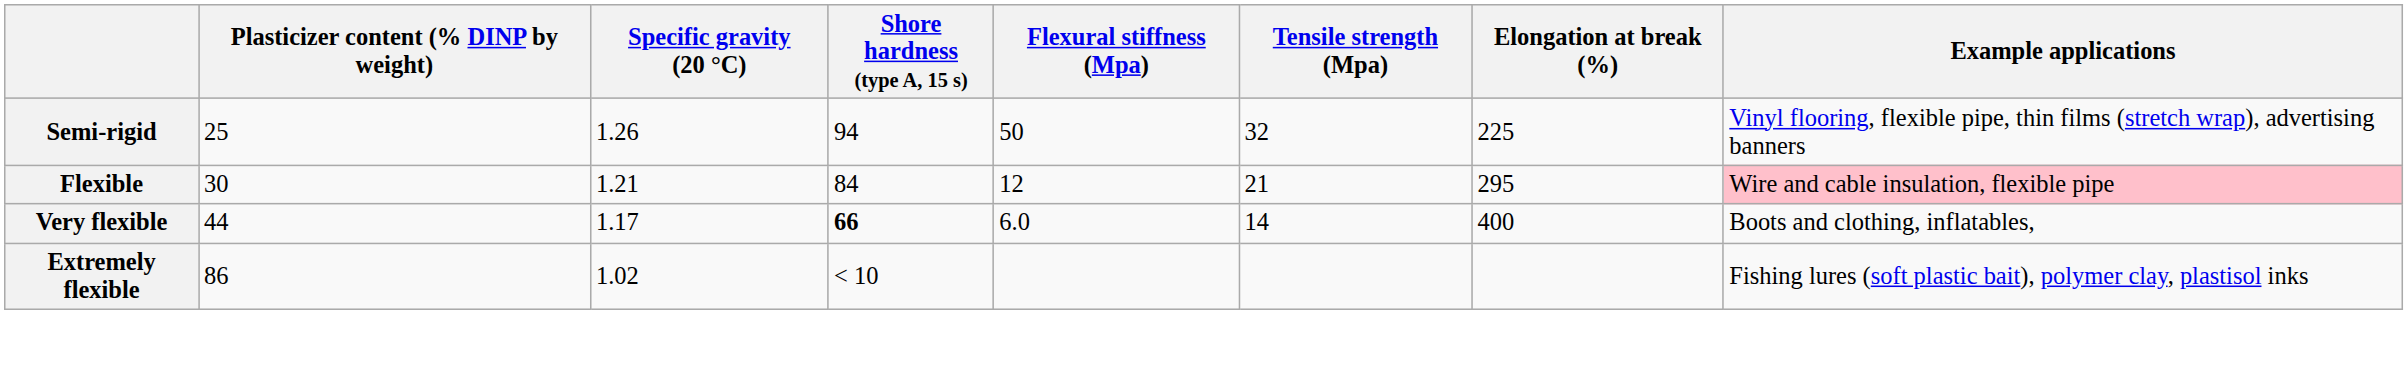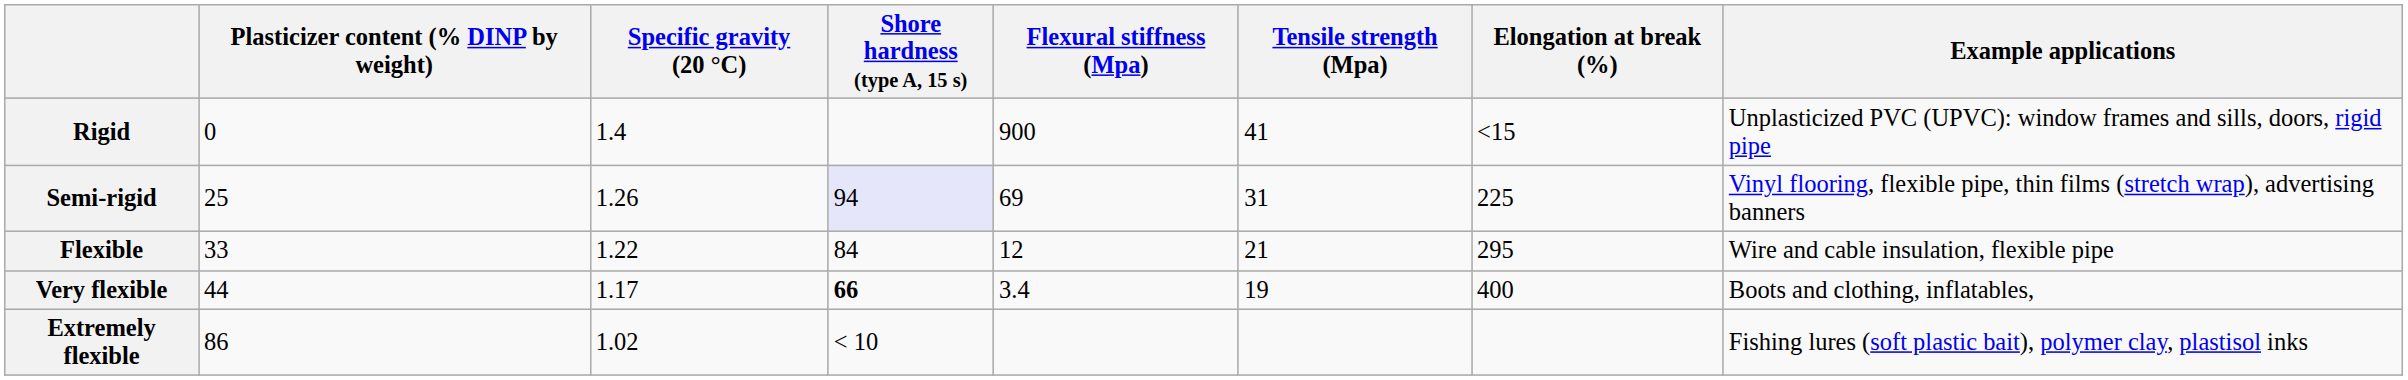+ row: (102, 131)
(846, 131) no background -> (846, 197) lavender background
(1012, 131) 50 -> (1011, 197) 69
(1257, 131) 32 -> (1256, 197) 31
(216, 184) 30 -> (216, 250) 33
(617, 184) 1.21 -> (617, 250) 1.22
(1922, 184) pink background -> (1921, 250) no background
(1015, 223) 6.0 -> (1014, 289) 3.4
(1257, 223) 14 -> (1256, 289) 19
